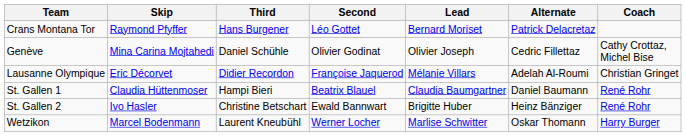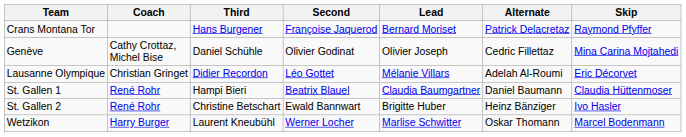columns swapped: (162, 12) <-> (639, 12)
(336, 29) Léo Gottet -> (331, 29) Françoise Jaquerod
(357, 73) Françoise Jaquerod -> (310, 73) Léo Gottet
